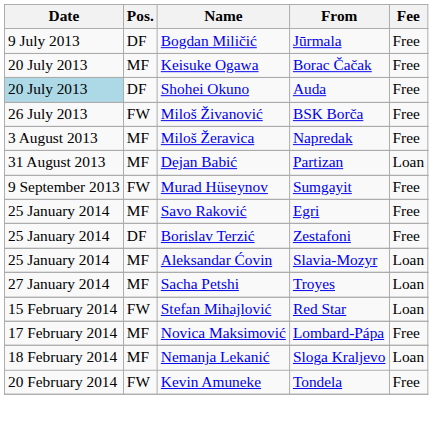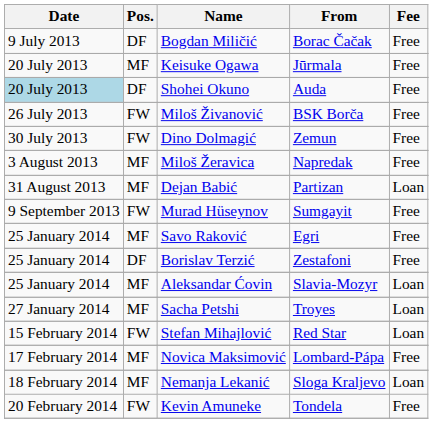(317, 41) Jūrmala -> (332, 41) Borac Čačak
(332, 65) Borac Čačak -> (317, 65) Jūrmala
+ row: (208, 138)
